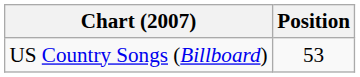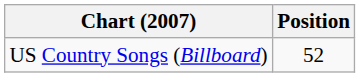(314, 54) 53 -> (314, 54) 52
